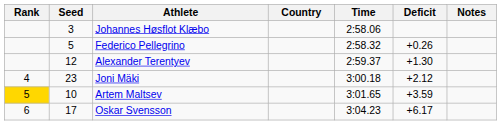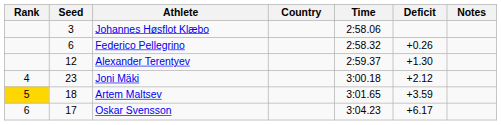(71, 45) 5 -> (71, 45) 6
(71, 95) 10 -> (71, 95) 18
